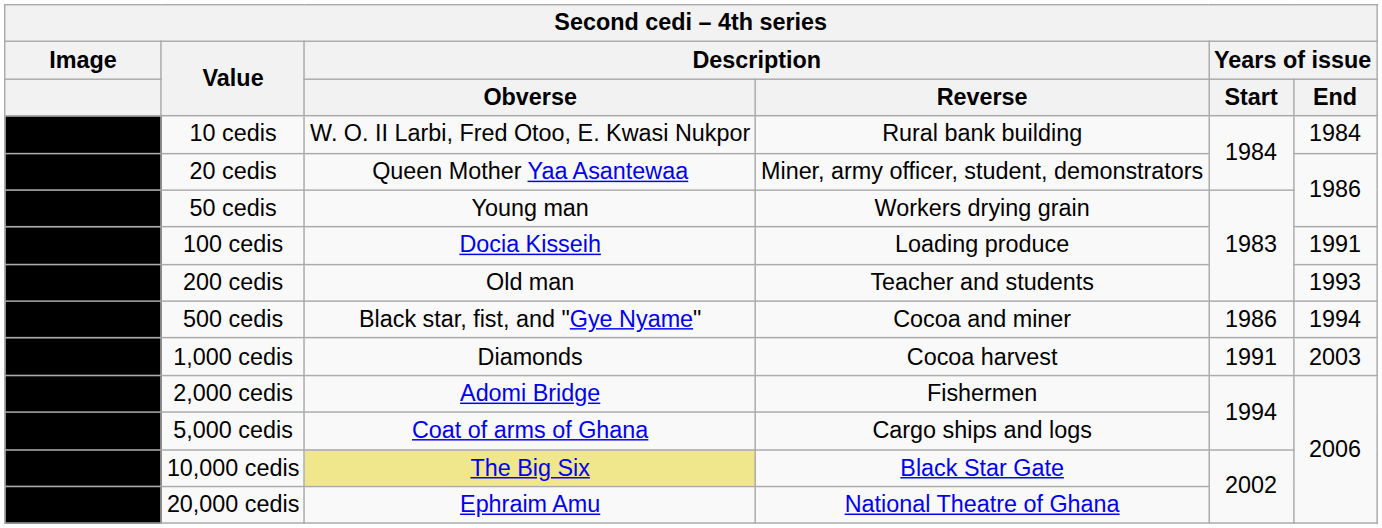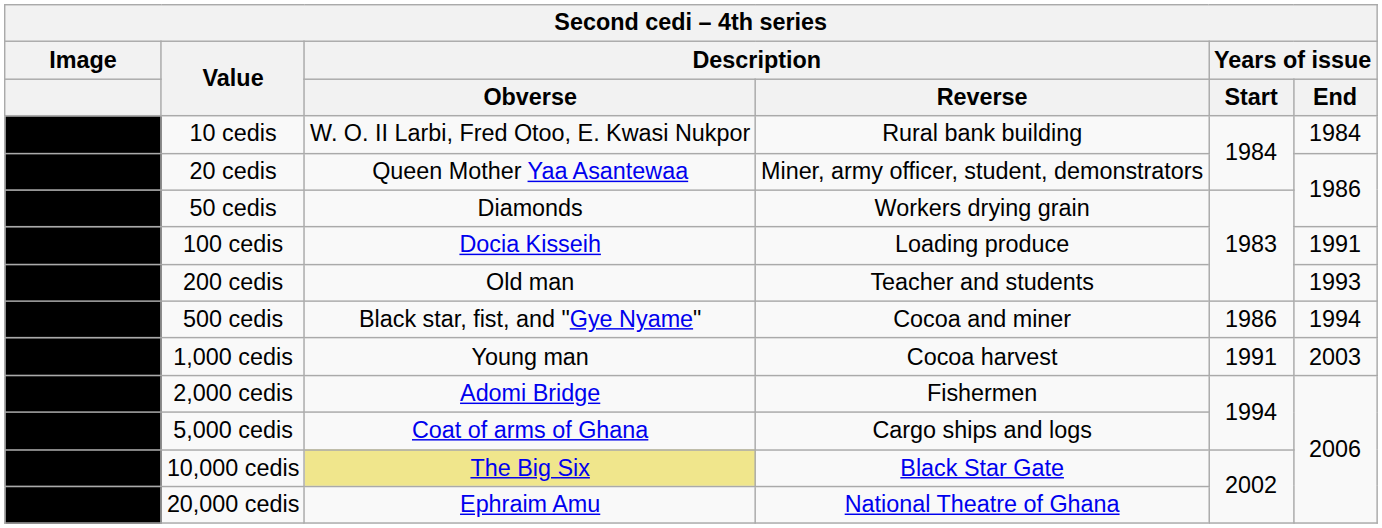(530, 208) Young man -> (530, 208) Diamonds
(530, 356) Diamonds -> (530, 356) Young man
